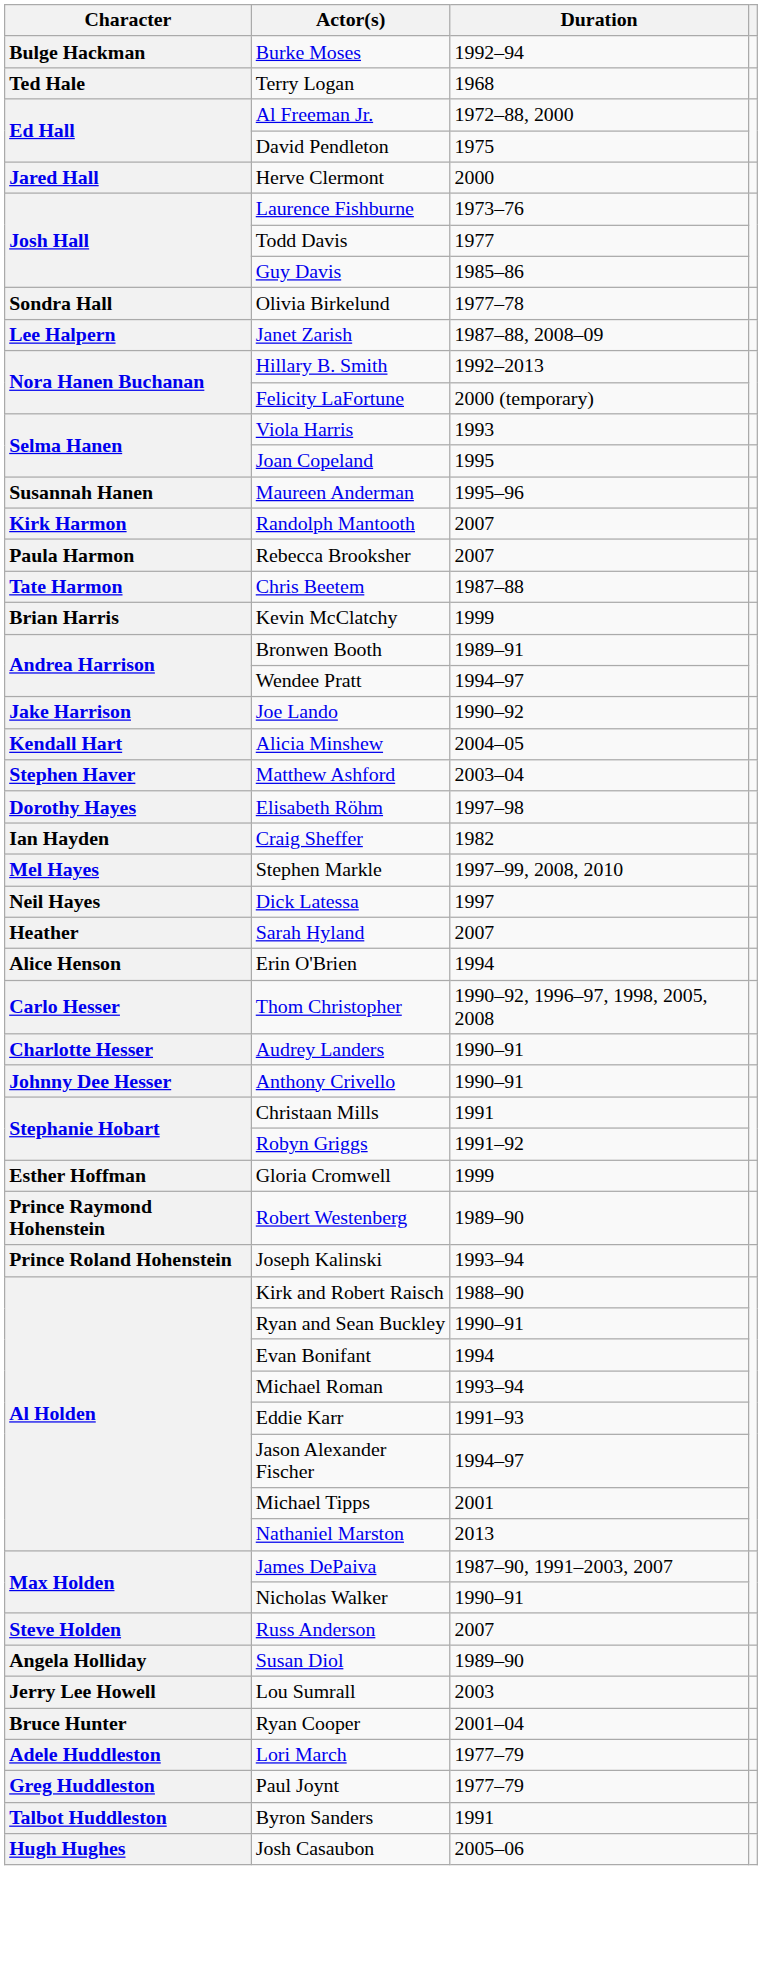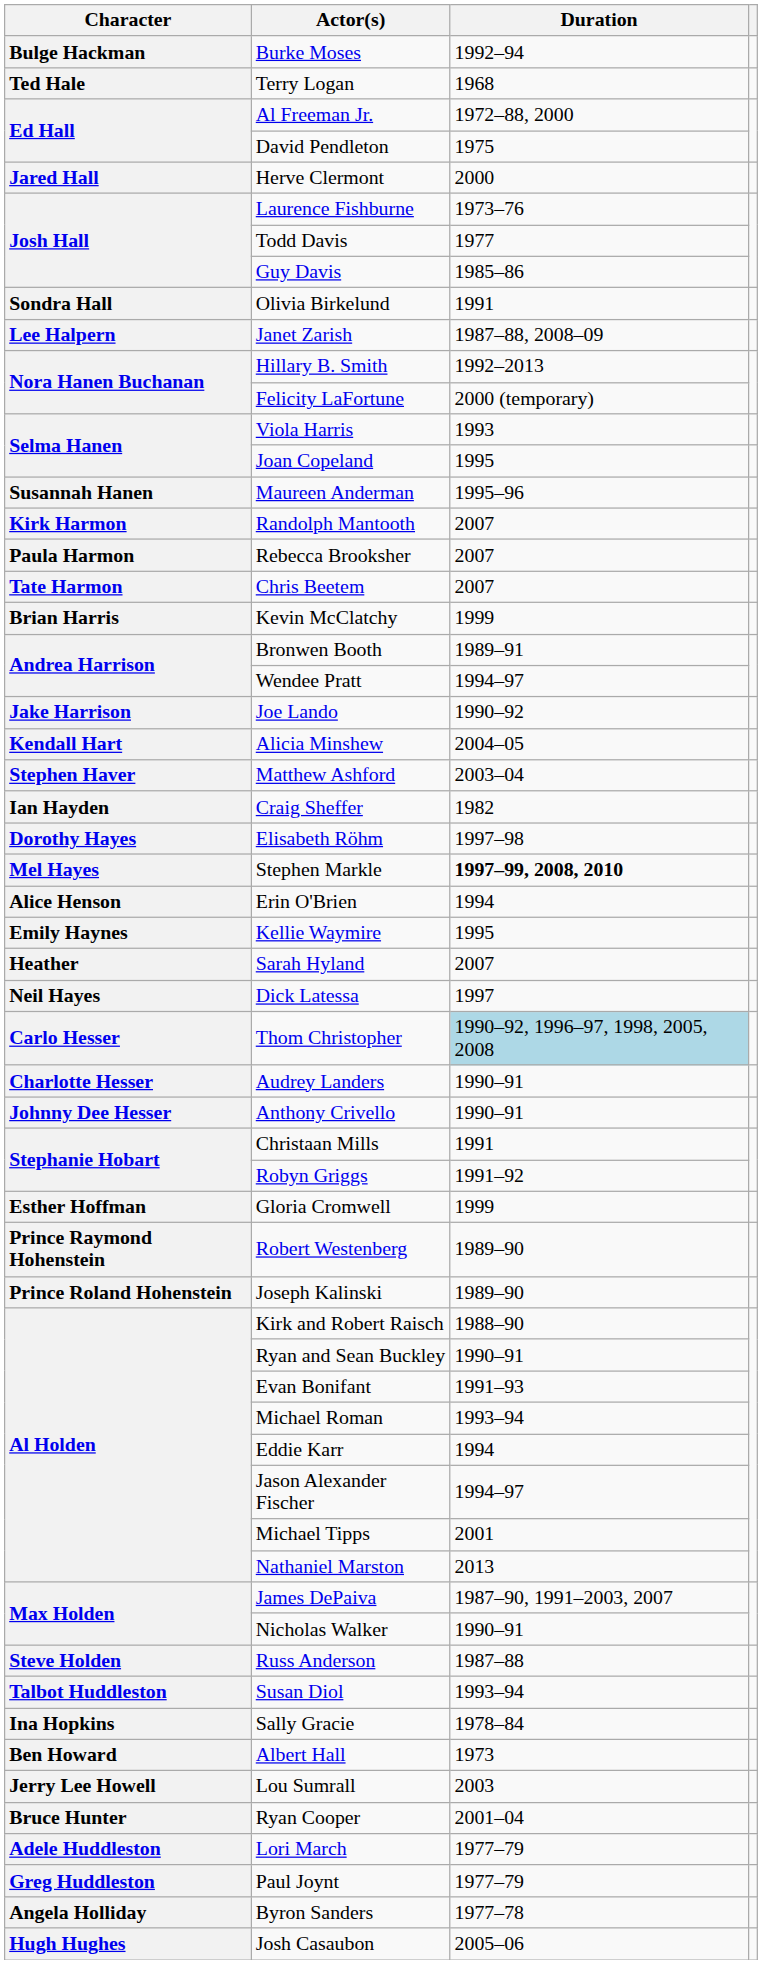(489, 303) 1977–78 -> (474, 303) 1991
(489, 586) 1987–88 -> (474, 586) 2007
rows swapped: (309, 838) <-> (319, 806)
(539, 869) normal -> (539, 869) bold
rows swapped: (307, 901) <-> (306, 964)
+ row: (318, 932)
(581, 1006) no background -> (581, 1038) lightblue background
(489, 1260) 1993–94 -> (489, 1292) 1989–90
(474, 1354) 1994 -> (489, 1386) 1991–93
(489, 1417) 1991–93 -> (474, 1449) 1994
(474, 1628) 2007 -> (489, 1660) 1987–88
(78, 1660) Angela Holliday -> (88, 1691) Talbot Huddleston
(489, 1660) 1989–90 -> (489, 1691) 1993–94
+ row: (305, 1723)
+ row: (301, 1754)
(88, 1817) Talbot Huddleston -> (78, 1912) Angela Holliday
(474, 1817) 1991 -> (489, 1912) 1977–78
